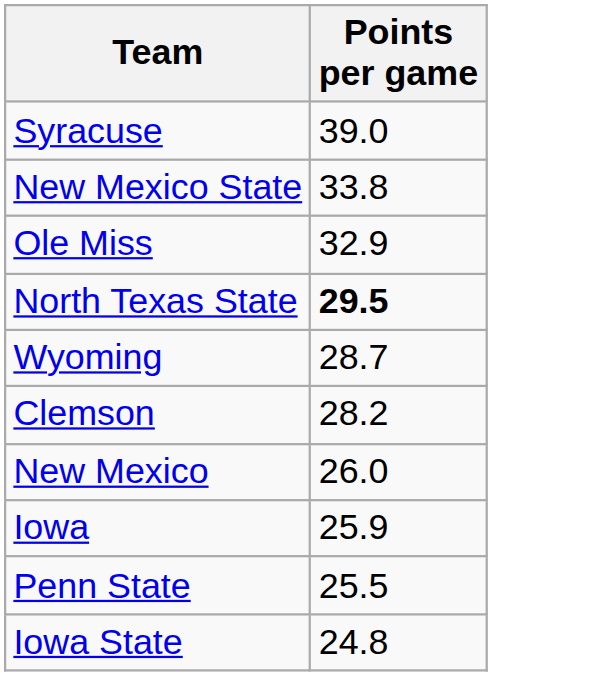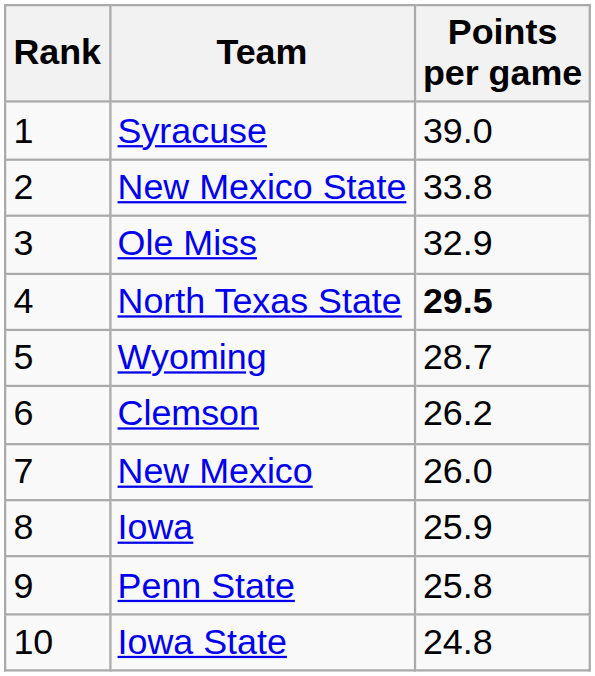+ column: (57, 53)
(354, 414) 28.2 -> (458, 414) 26.2
(354, 584) 25.5 -> (458, 584) 25.8
